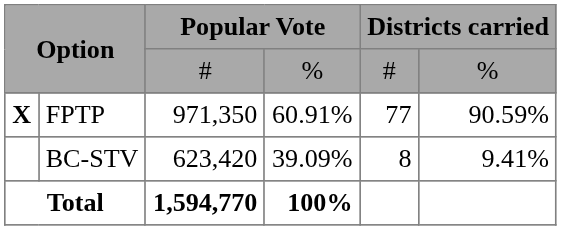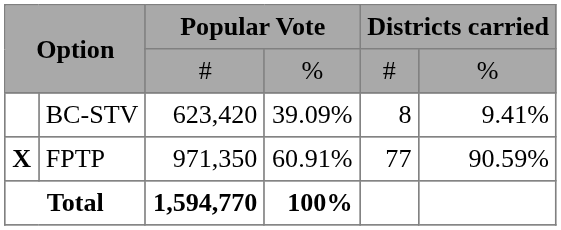rows swapped: (75, 114) <-> (92, 158)
